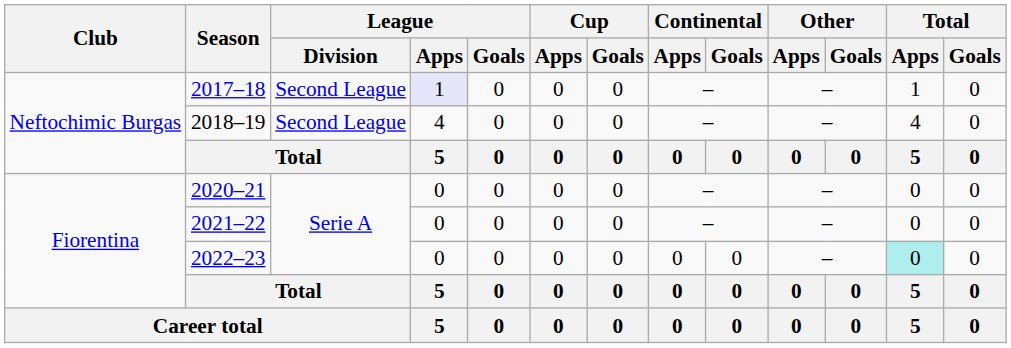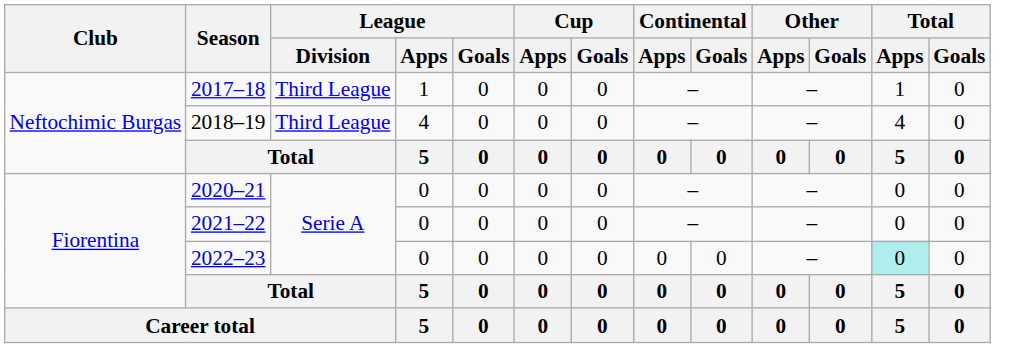(341, 88) Second League -> (333, 88) Third League
(439, 88) lavender background -> (424, 88) no background
(341, 122) Second League -> (333, 122) Third League
